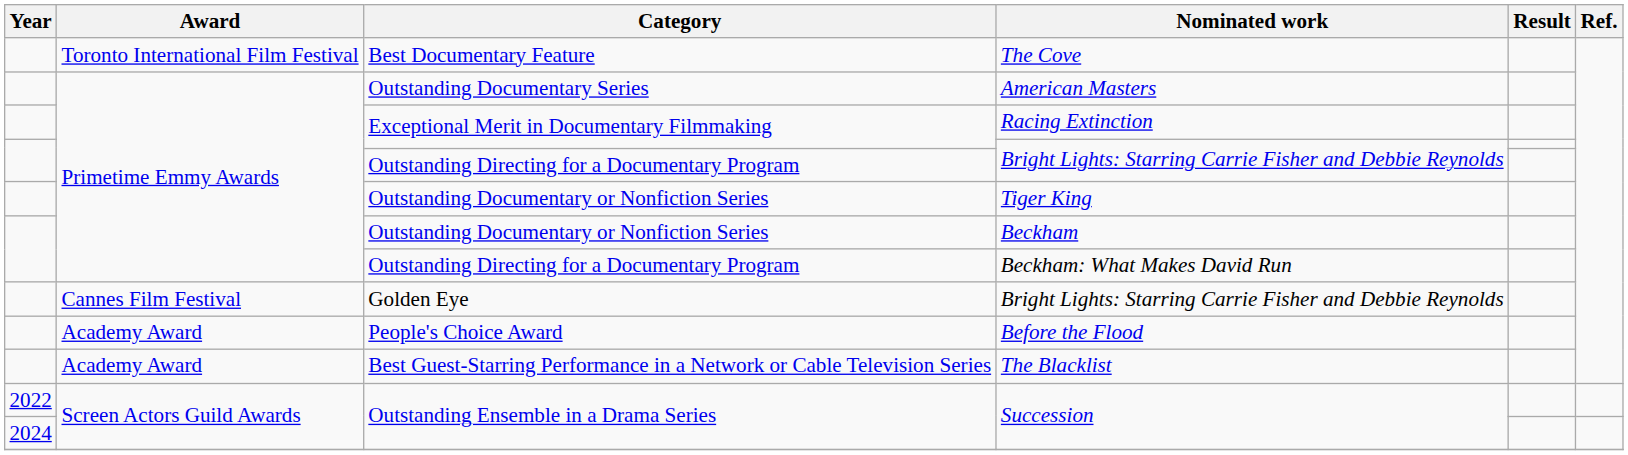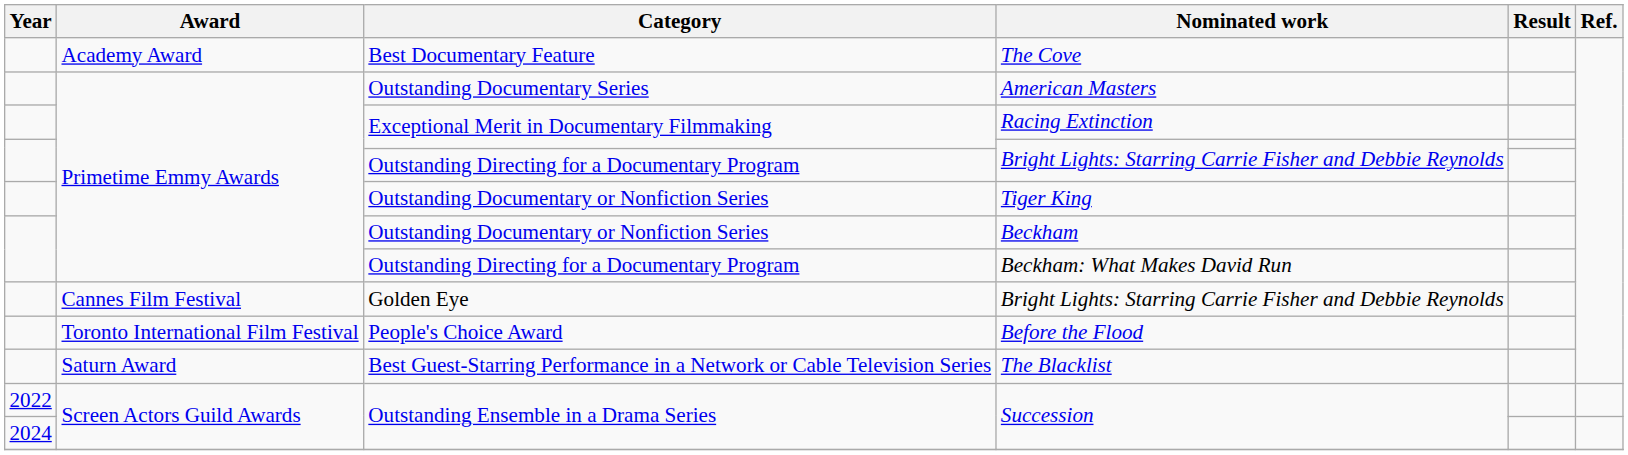(210, 54) Toronto International Film Festival -> (132, 54) Academy Award
(132, 332) Academy Award -> (210, 332) Toronto International Film Festival
(132, 365) Academy Award -> (119, 365) Saturn Award
